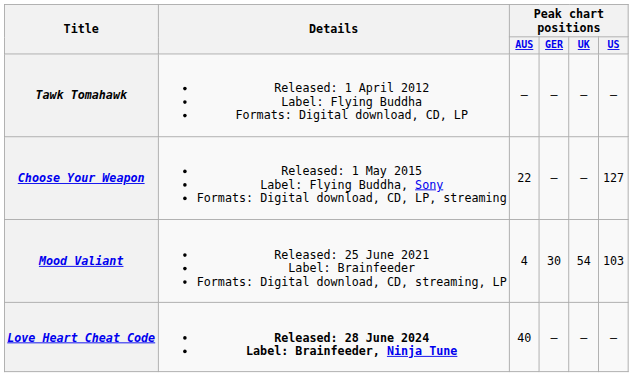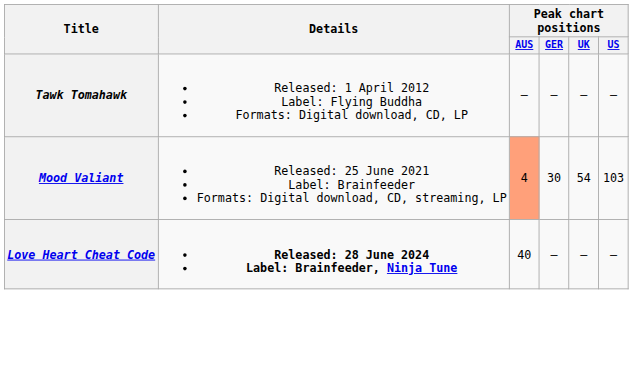- row: (81, 178)
(524, 261) no background -> (524, 178) lightsalmon background
